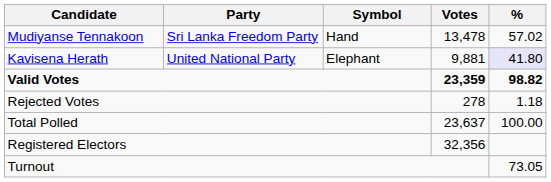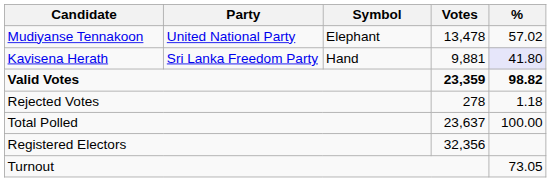(242, 36) Sri Lanka Freedom Party -> (231, 36) United National Party
(342, 36) Hand -> (353, 36) Elephant
(231, 58) United National Party -> (242, 58) Sri Lanka Freedom Party
(353, 58) Elephant -> (342, 58) Hand
